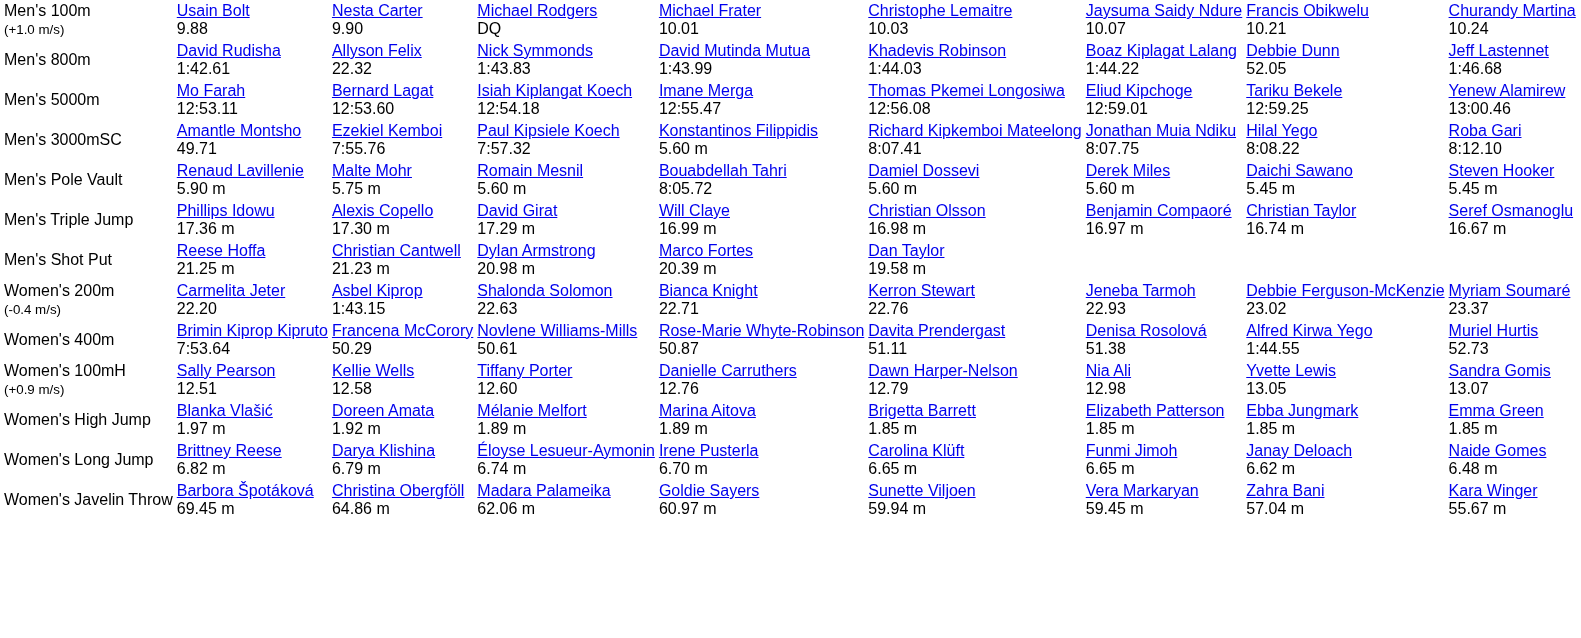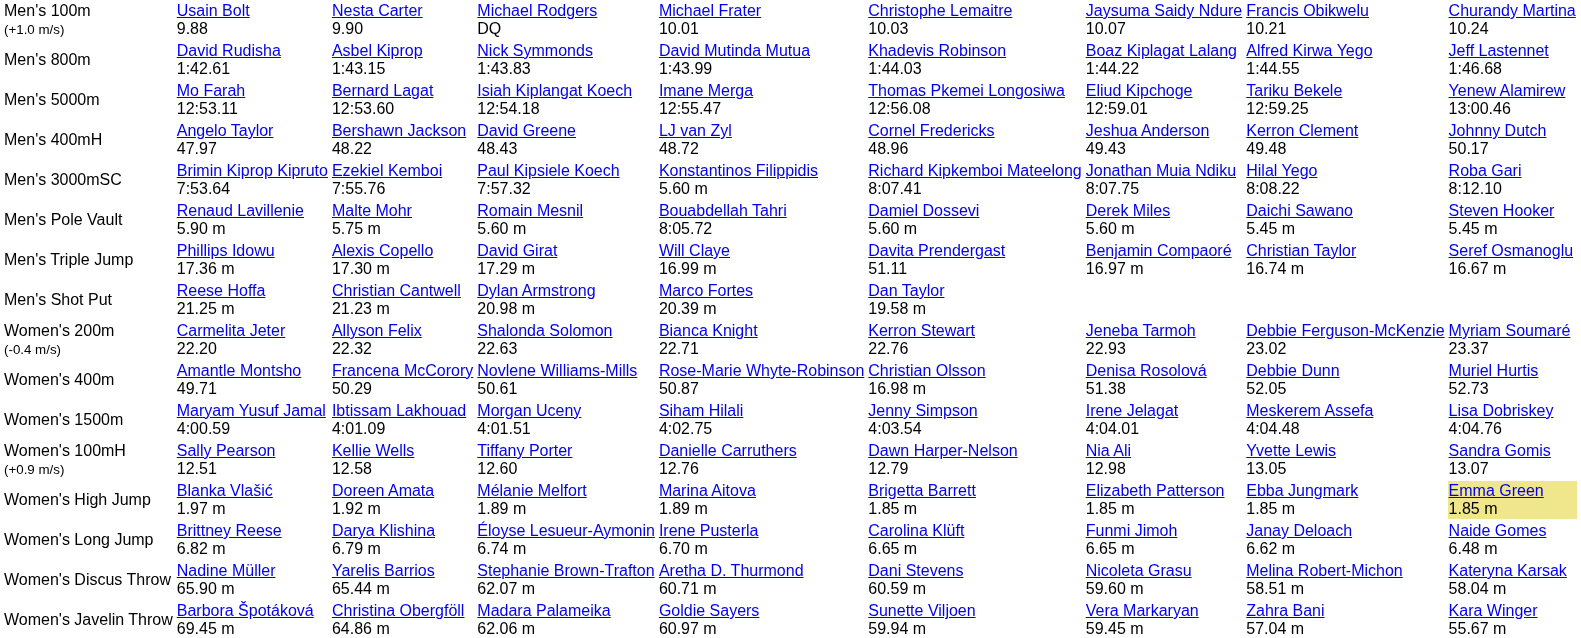(377, 60) Allyson Felix 22.32 -> (377, 60) Asbel Kiprop 1:43.15
(1293, 60) Debbie Dunn 52.05 -> (1309, 60) Alfred Kirwa Yego 1:44.55
+ row: (53, 140)
(239, 140) Amantle Montsho 49.71 -> (252, 180) Brimin Kiprop Kipruto 7:53.64
(927, 220) Christian Olsson 16.98 m -> (937, 260) Davita Prendergast 51.11
(377, 300) Asbel Kiprop 1:43.15 -> (377, 340) Allyson Felix 22.32
(252, 340) Brimin Kiprop Kipruto 7:53.64 -> (239, 380) Amantle Montsho 49.71
(937, 340) Davita Prendergast 51.11 -> (927, 380) Christian Olsson 16.98 m
(1309, 340) Alfred Kirwa Yego 1:44.55 -> (1293, 380) Debbie Dunn 52.05
+ row: (64, 420)
(1496, 420) no background -> (1496, 500) khaki background
+ row: (87, 580)
